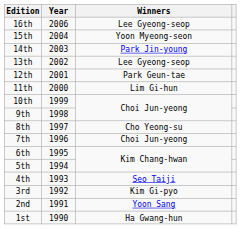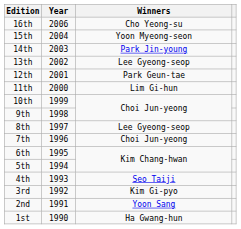(154, 24) Lee Gyeong-seop -> (154, 24) Cho Yeong-su
(154, 127) Cho Yeong-su -> (154, 127) Lee Gyeong-seop
